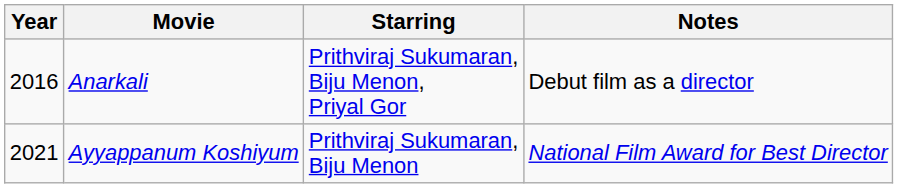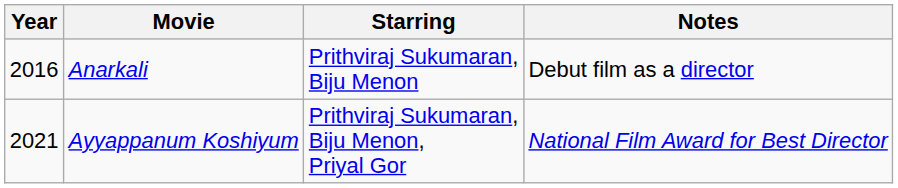(414, 81) Prithviraj Sukumaran, Biju Menon, Priyal Gor -> (414, 68) Prithviraj Sukumaran, Biju Menon
(414, 153) Prithviraj Sukumaran, Biju Menon -> (414, 140) Prithviraj Sukumaran, Biju Menon, Priyal Gor
